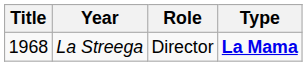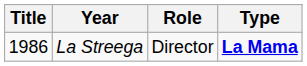(28, 46) 1968 -> (28, 46) 1986
